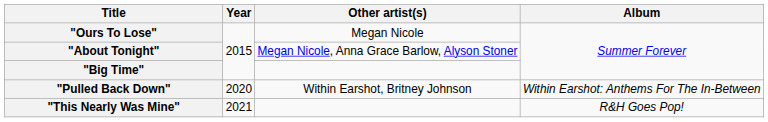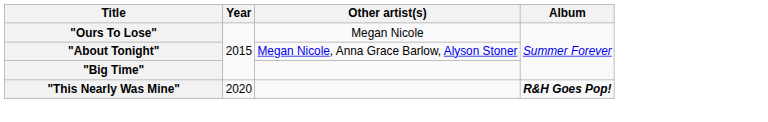- row: (114, 88)
(239, 107) 2021 -> (239, 88) 2020
(642, 107) normal -> (567, 88) bold
